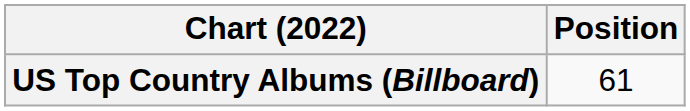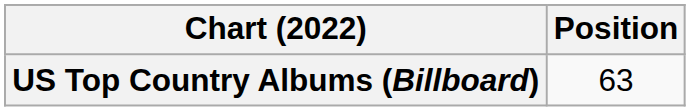(616, 79) 61 -> (616, 79) 63
